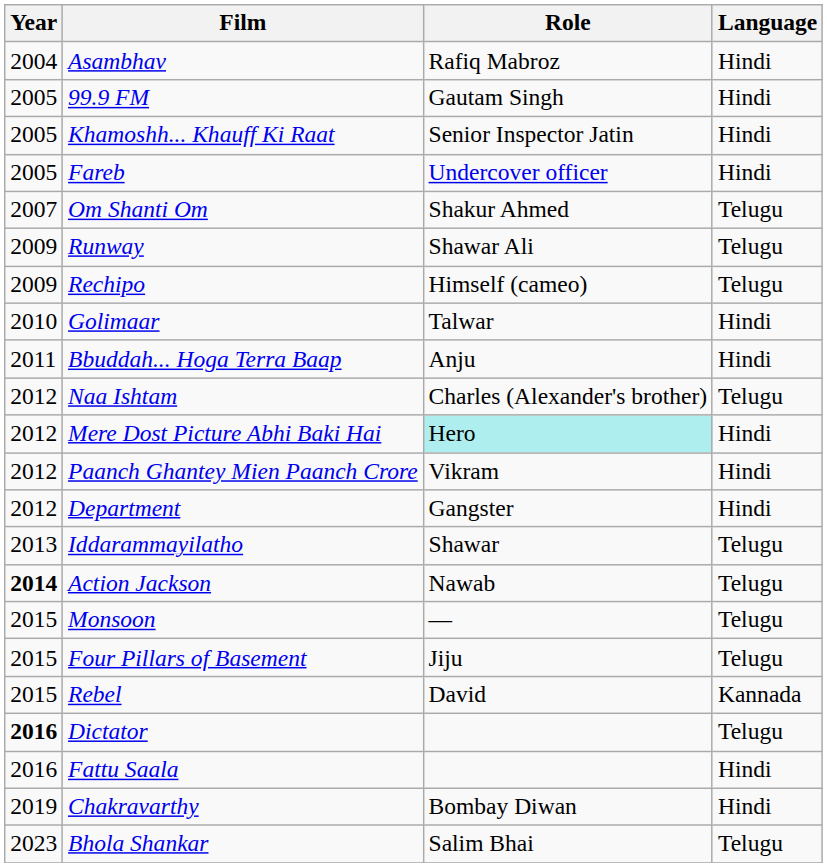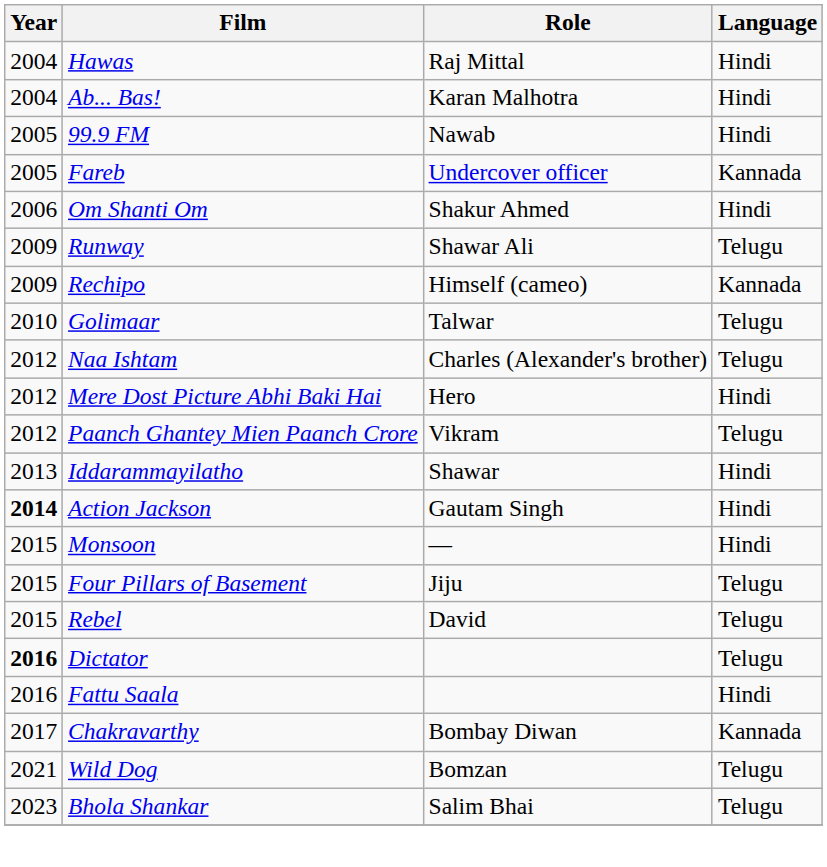+ row: (101, 60)
- row: (117, 60)
+ row: (114, 97)
(496, 97) Gautam Singh -> (462, 135) Nawab
- row: (201, 135)
(745, 172) Hindi -> (760, 172) Kannada
(34, 209) 2007 -> (34, 209) 2006
(750, 209) Telugu -> (745, 209) Hindi
(750, 284) Telugu -> (760, 284) Kannada
(745, 321) Hindi -> (750, 321) Telugu
- row: (205, 358)
(452, 433) paleturquoise background -> (452, 396) no background
(745, 470) Hindi -> (750, 433) Telugu
- row: (124, 508)
(750, 545) Telugu -> (745, 470) Hindi
(462, 582) Nawab -> (496, 508) Gautam Singh
(750, 582) Telugu -> (745, 508) Hindi
(750, 619) Telugu -> (745, 545) Hindi
(760, 694) Kannada -> (750, 619) Telugu
(34, 806) 2019 -> (34, 731) 2017
(745, 806) Hindi -> (760, 731) Kannada
+ row: (113, 769)
